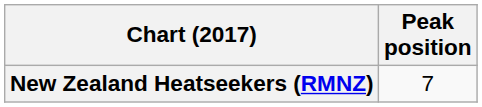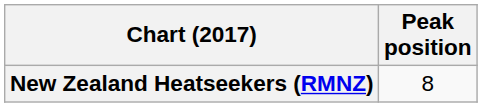(428, 83) 7 -> (428, 83) 8
